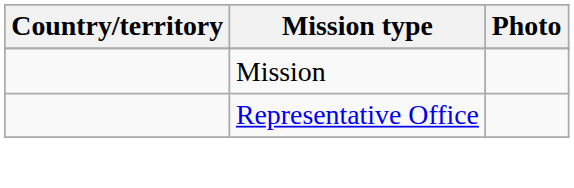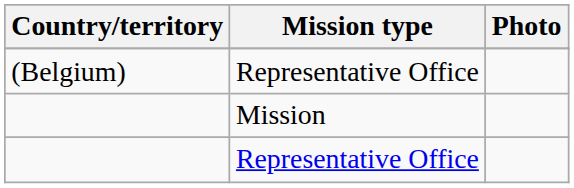+ row: (69, 70)
